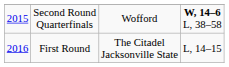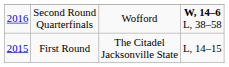(18, 19) 2015 -> (18, 19) 2016
(18, 48) 2016 -> (18, 48) 2015
